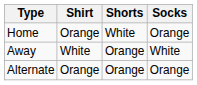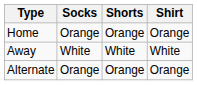columns swapped: (80, 13) <-> (170, 13)
(120, 32) White -> (125, 32) Orange
(125, 51) Orange -> (120, 51) White
